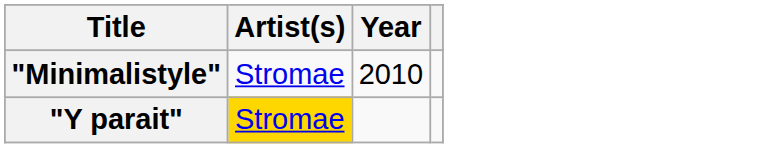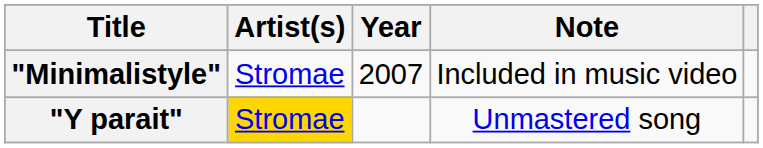+ column: (587, 27)
(391, 73) 2010 -> (391, 73) 2007
